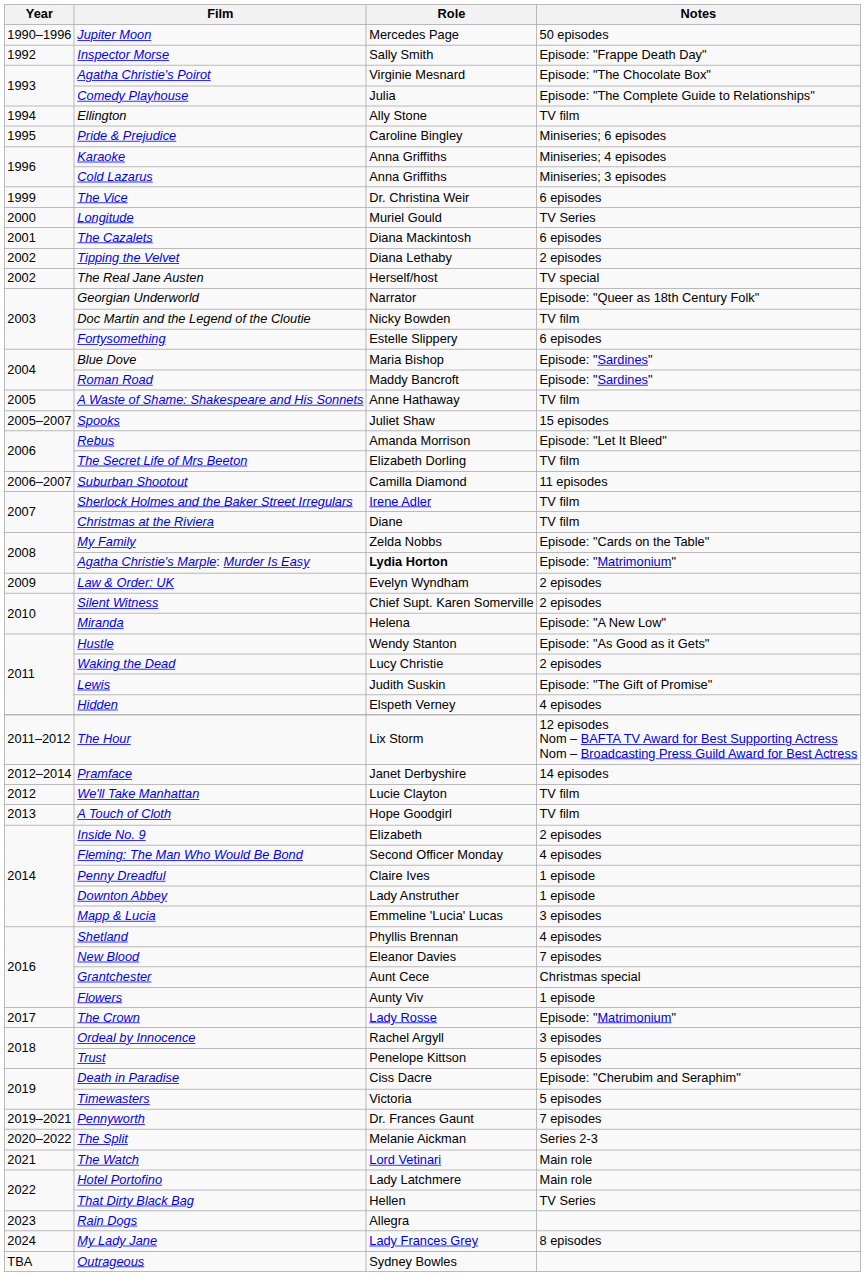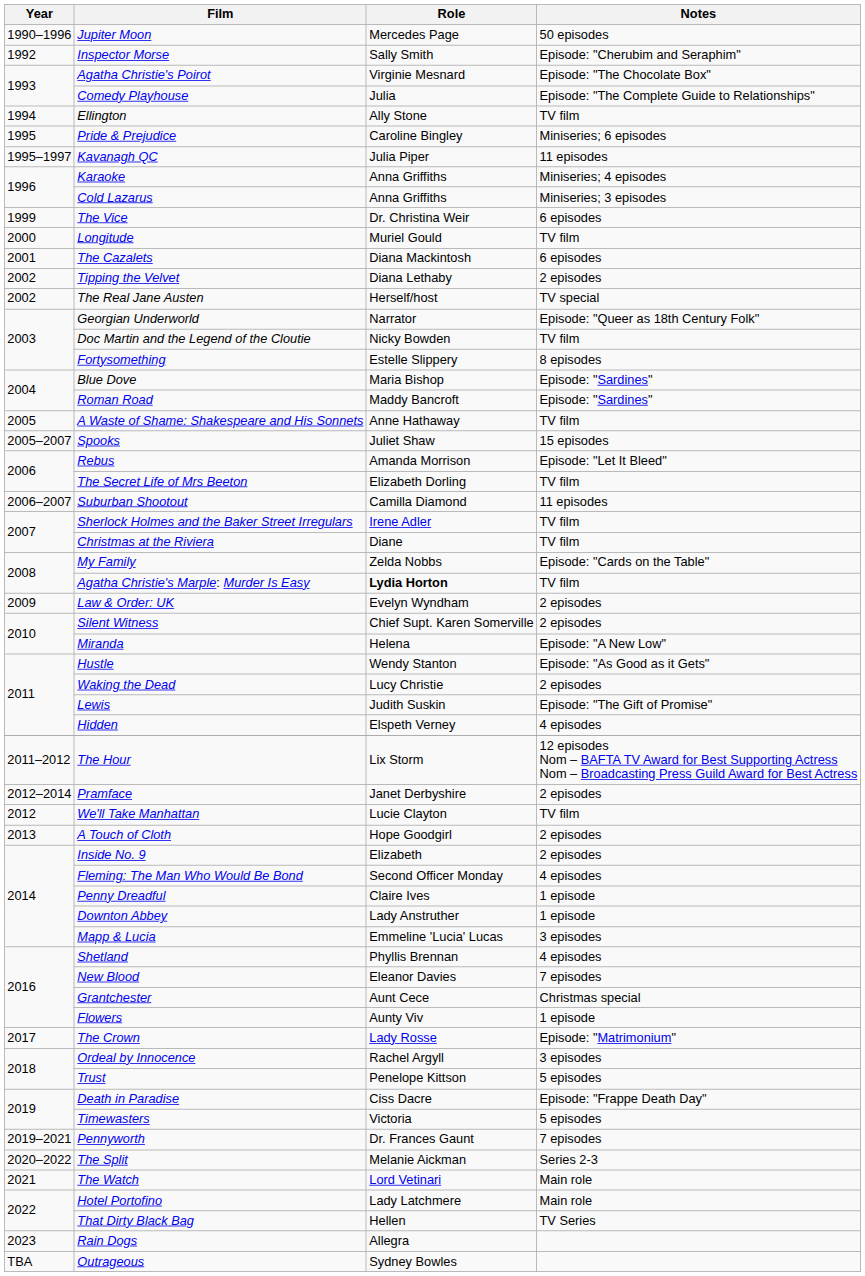(623, 55) Episode: "Frappe Death Day" -> (640, 55) Episode: "Cherubim and Seraphim"
+ row: (118, 156)
(568, 217) TV Series -> (559, 237) TV film
(570, 339) 6 episodes -> (570, 359) 8 episodes
(608, 562) Episode: "Matrimonium" -> (559, 583) TV film
(574, 774) 14 episodes -> (570, 794) 2 episodes
(559, 814) TV film -> (570, 835) 2 episodes
(640, 1078) Episode: "Cherubim and Seraphim" -> (623, 1099) Episode: "Frappe Death Day"
- row: (117, 1241)
